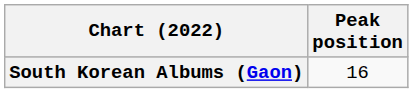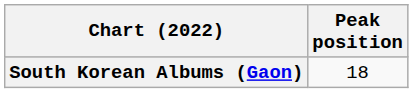(358, 73) 16 -> (358, 73) 18
